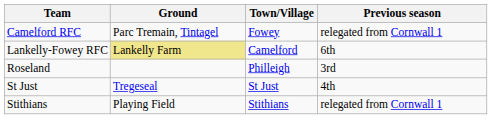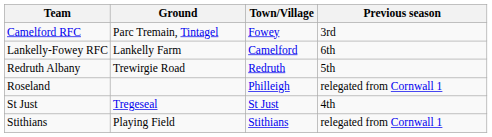(381, 31) relegated from Cornwall 1 -> (328, 31) 3rd
(147, 50) khaki background -> (147, 50) no background
+ row: (44, 68)
(328, 68) 3rd -> (381, 86) relegated from Cornwall 1
